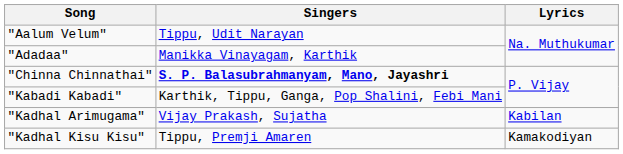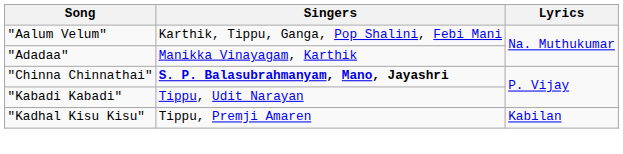(231, 36) Tippu, Udit Narayan -> (330, 36) Karthik, Tippu, Ganga, Pop Shalini, Febi Mani
(330, 97) Karthik, Tippu, Ganga, Pop Shalini, Febi Mani -> (231, 97) Tippu, Udit Narayan
- row: (76, 118)
(550, 138) Kamakodiyan -> (535, 118) Kabilan
